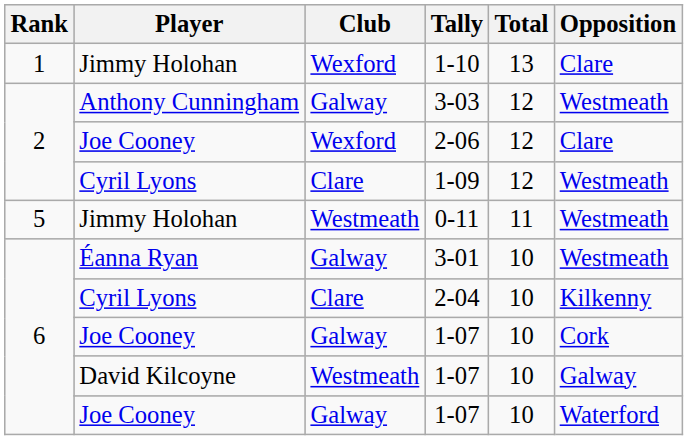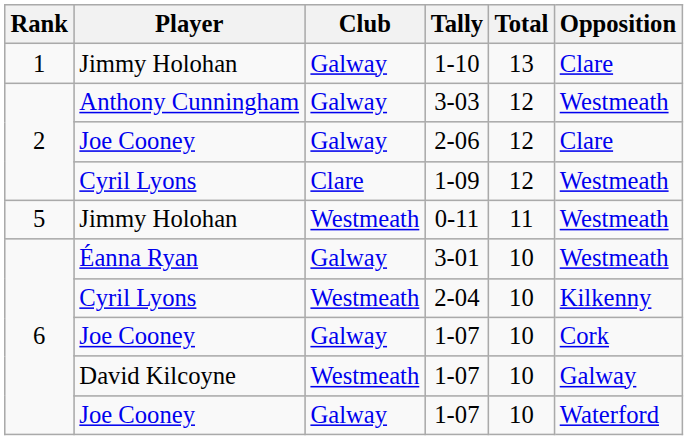(353, 63) Wexford -> (349, 63) Galway
(353, 141) Wexford -> (349, 141) Galway
(337, 297) Clare -> (365, 297) Westmeath
